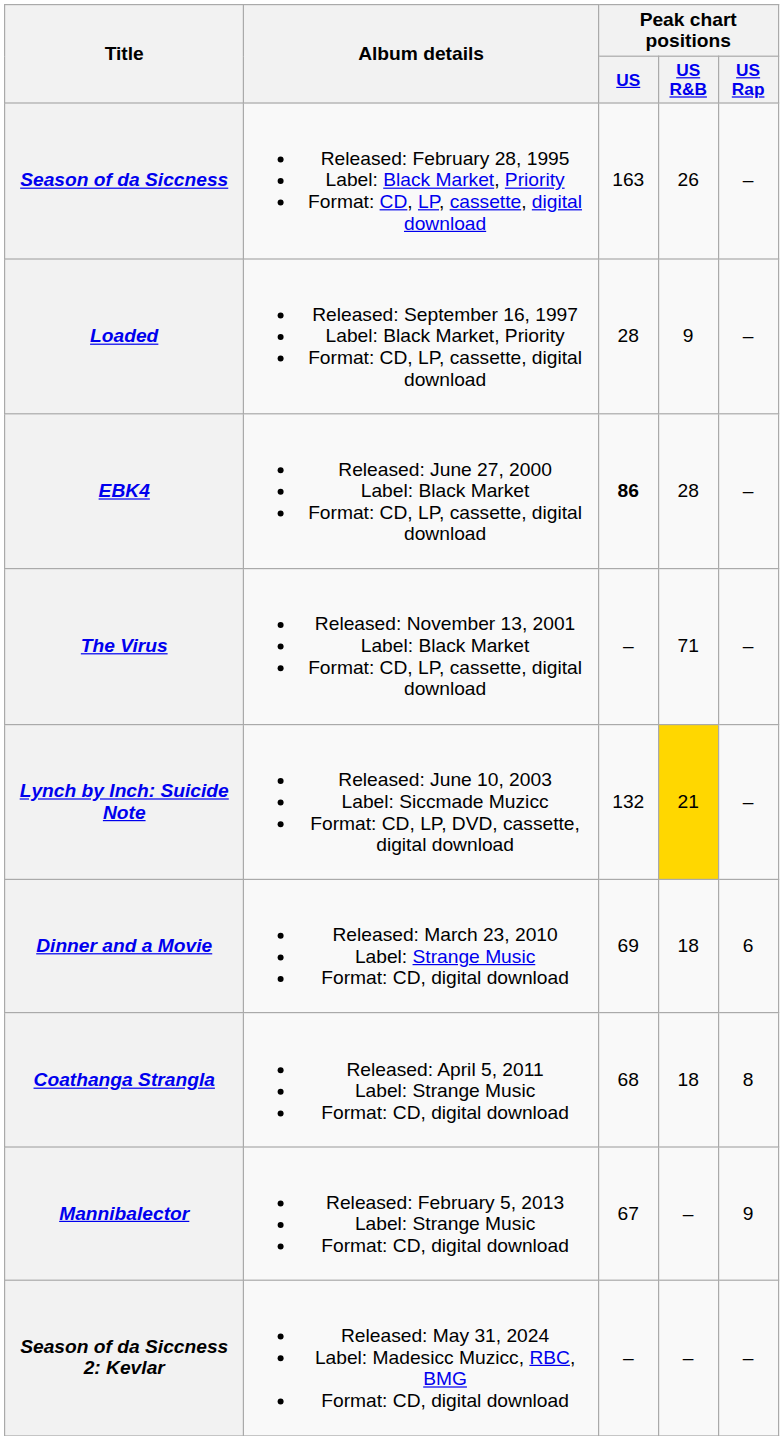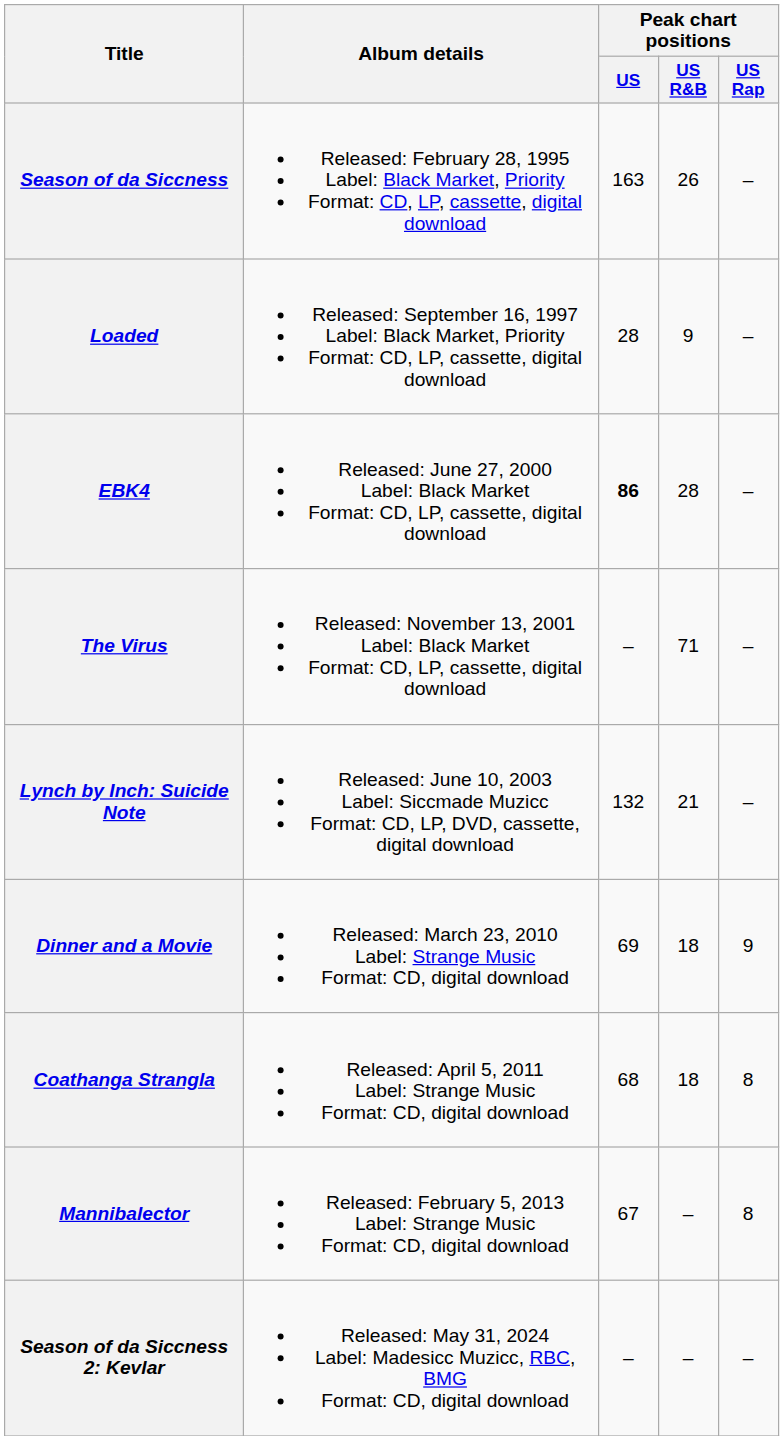(688, 801) gold background -> (688, 801) no background
(748, 946) 6 -> (748, 946) 9
(748, 1213) 9 -> (748, 1213) 8
